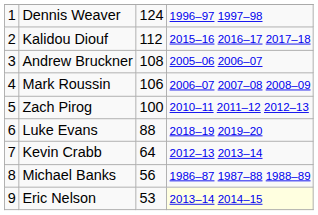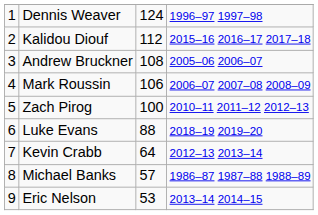(148, 175) 56 -> (148, 175) 57
(216, 199) lightyellow background -> (216, 199) no background
